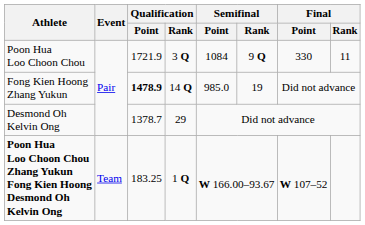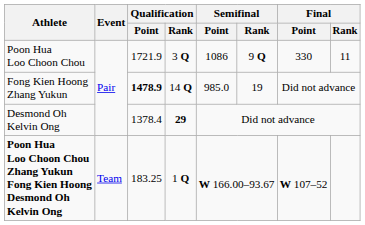(217, 56) 1084 -> (217, 56) 1086
(146, 120) 1378.7 -> (146, 120) 1378.4
(181, 120) normal -> (181, 120) bold
